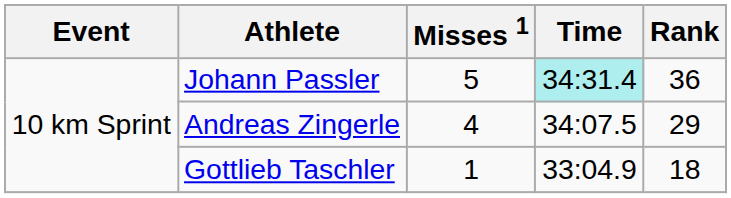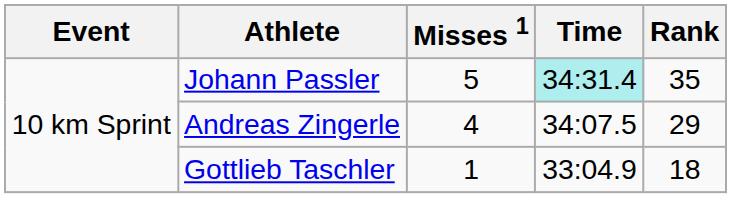(685, 80) 36 -> (685, 80) 35
